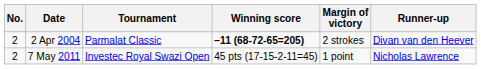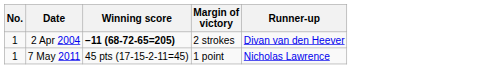- column: (147, 18)
(15, 40) 2 -> (15, 40) 1
(15, 56) 2 -> (15, 56) 1
